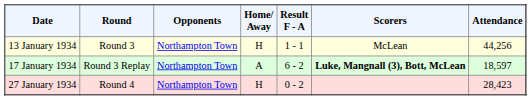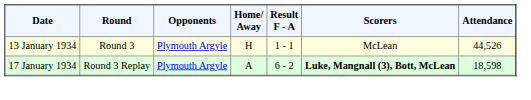(197, 46) Northampton Town -> (192, 46) Plymouth Argyle
(497, 46) 44,256 -> (487, 46) 44,526
(197, 65) Northampton Town -> (192, 65) Plymouth Argyle
(497, 65) 18,597 -> (487, 65) 18,598
- row: (43, 84)
